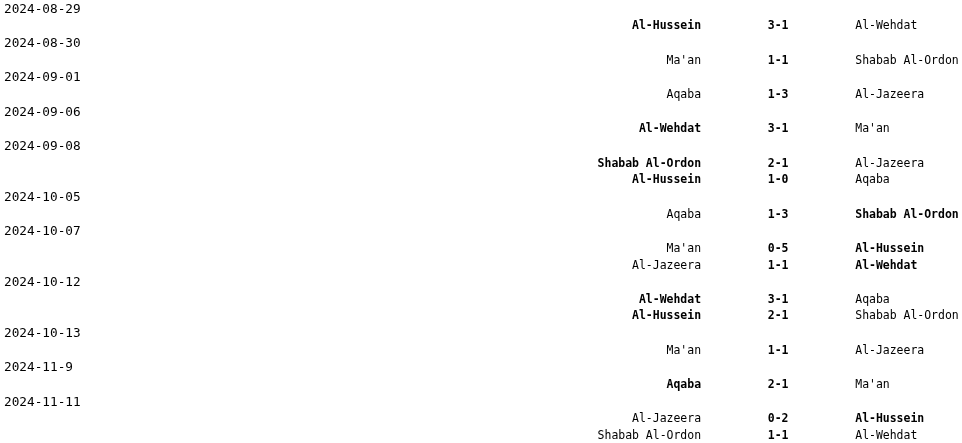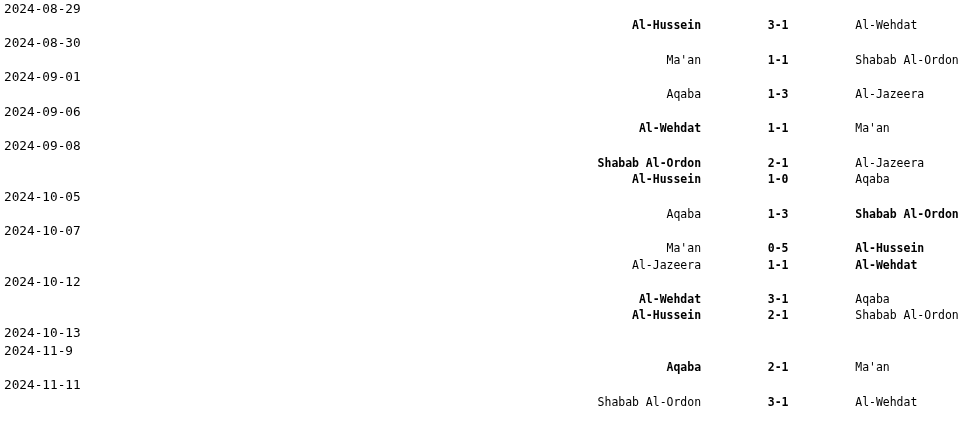(778, 128) 3-1 -> (778, 128) 1-1
- row: (684, 350)
- row: (667, 418)
(778, 435) 1-1 -> (778, 402) 3-1
